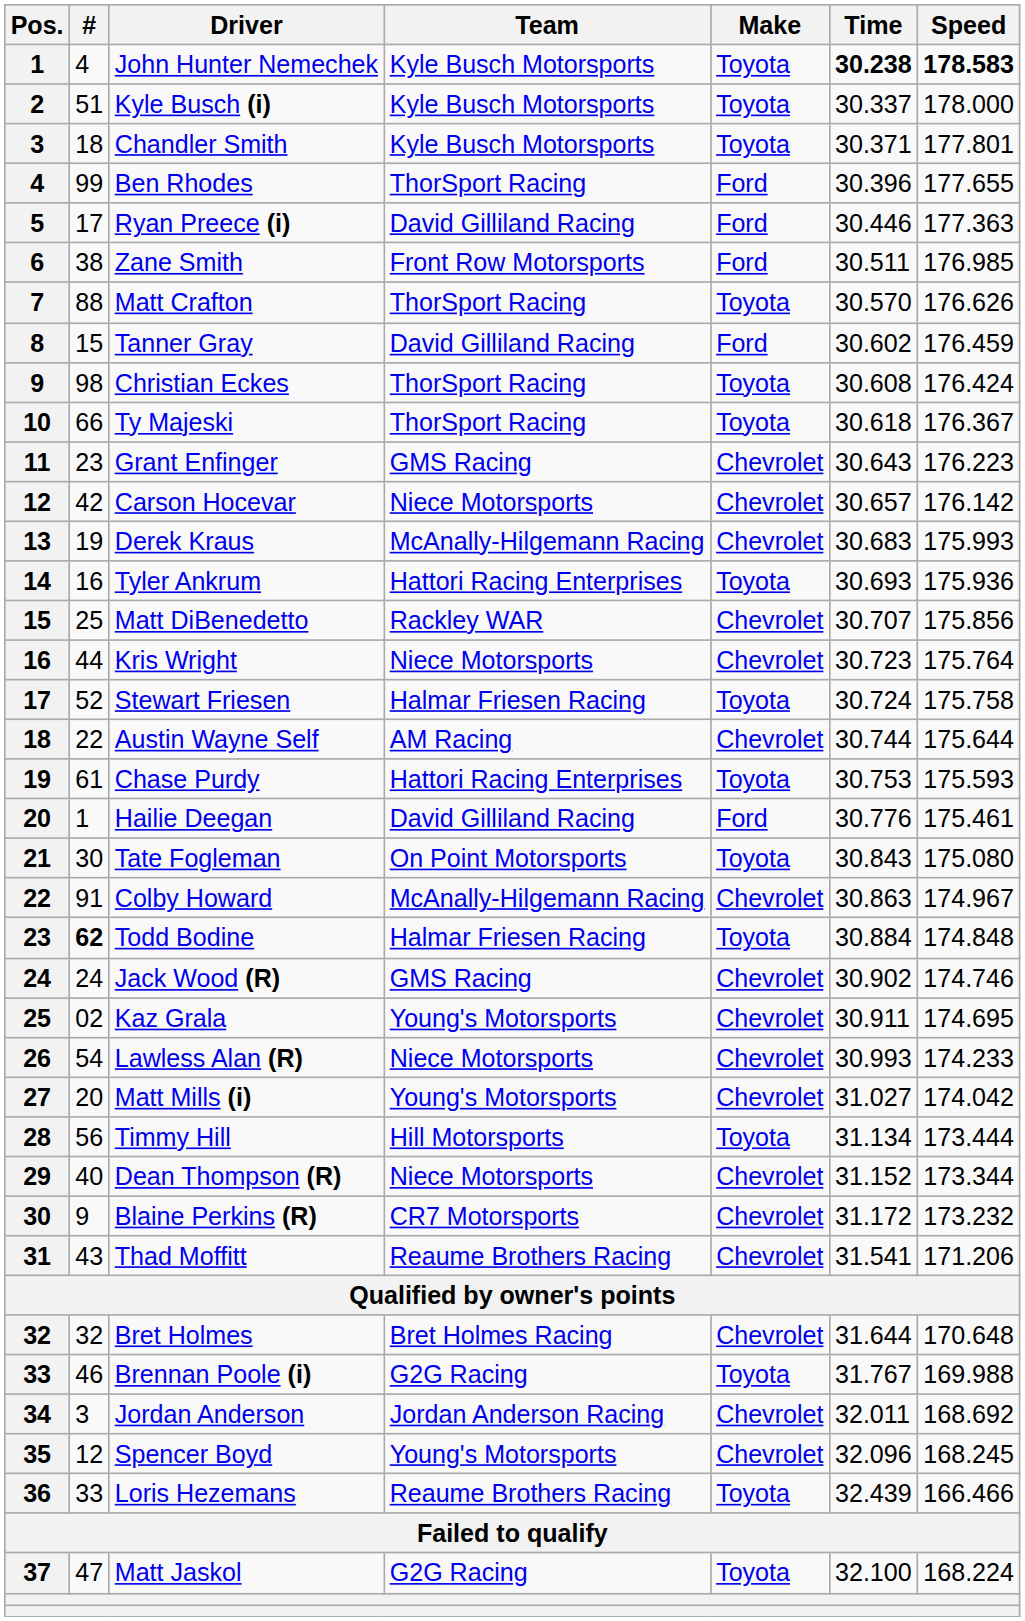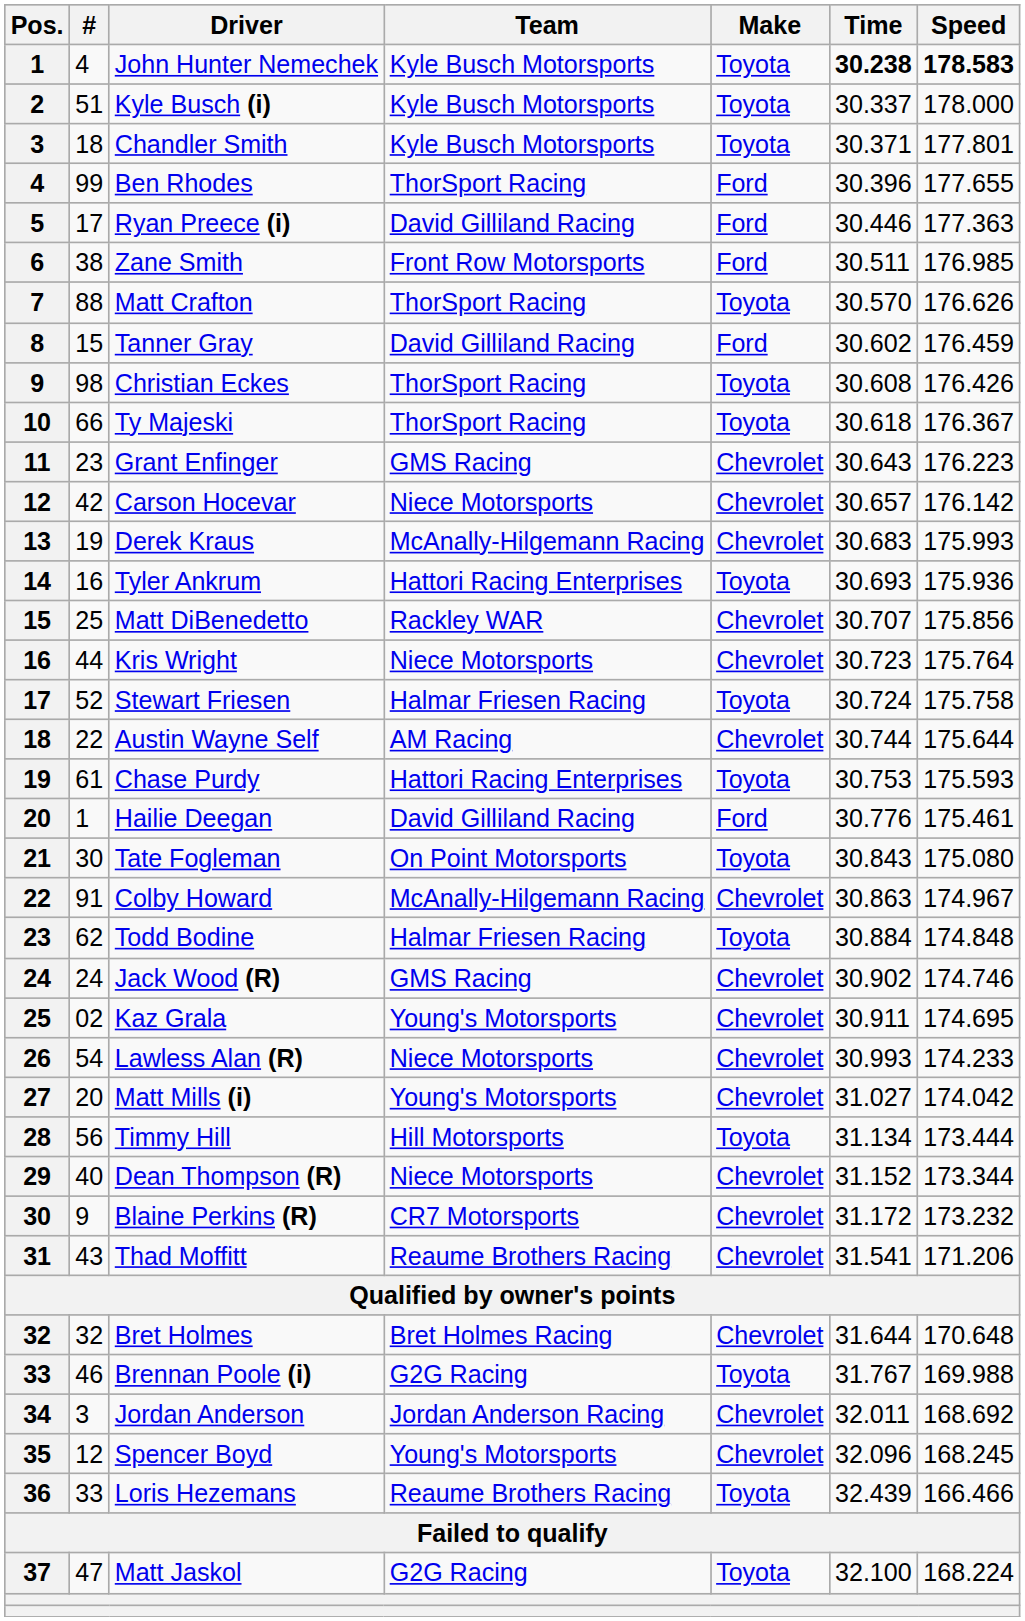(969, 382) 176.424 -> (969, 382) 176.426
(89, 938) bold -> (89, 938) normal
